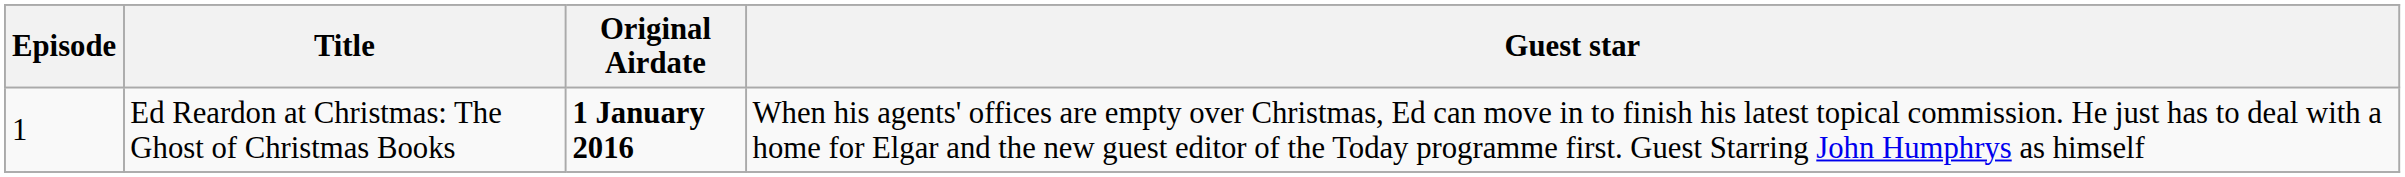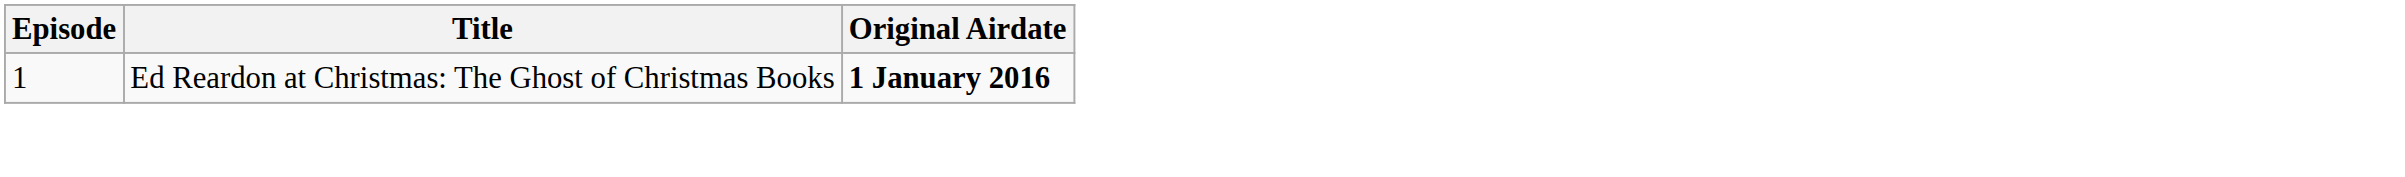- column: (1572, 46)
